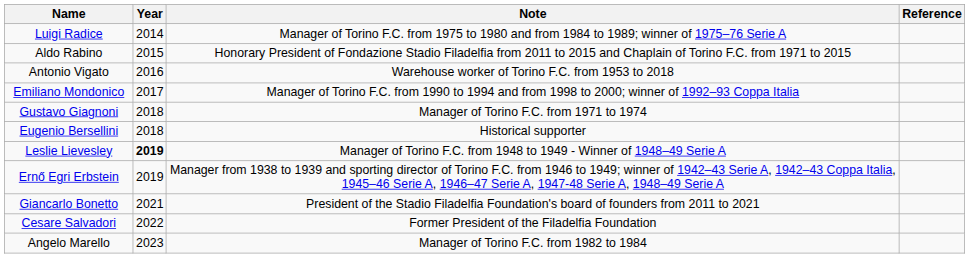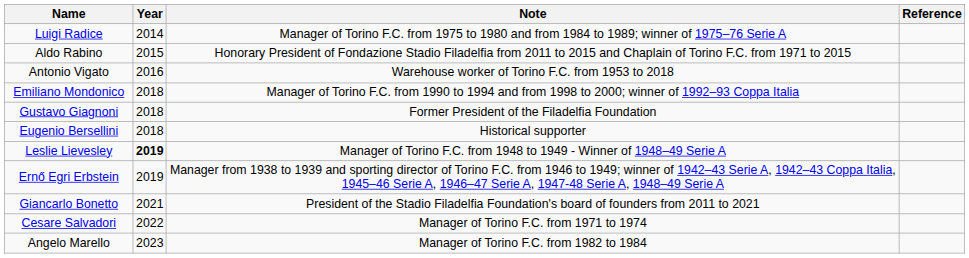(150, 92) 2017 -> (150, 92) 2018
(533, 111) Manager of Torino F.C. from 1971 to 1974 -> (533, 111) Former President of the Filadelfia Foundation
(533, 223) Former President of the Filadelfia Foundation -> (533, 223) Manager of Torino F.C. from 1971 to 1974
